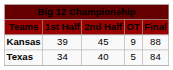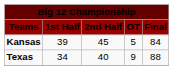(133, 42) 9 -> (133, 42) 5
(155, 42) 88 -> (155, 42) 84
(133, 57) 5 -> (133, 57) 9
(155, 57) 84 -> (155, 57) 88
